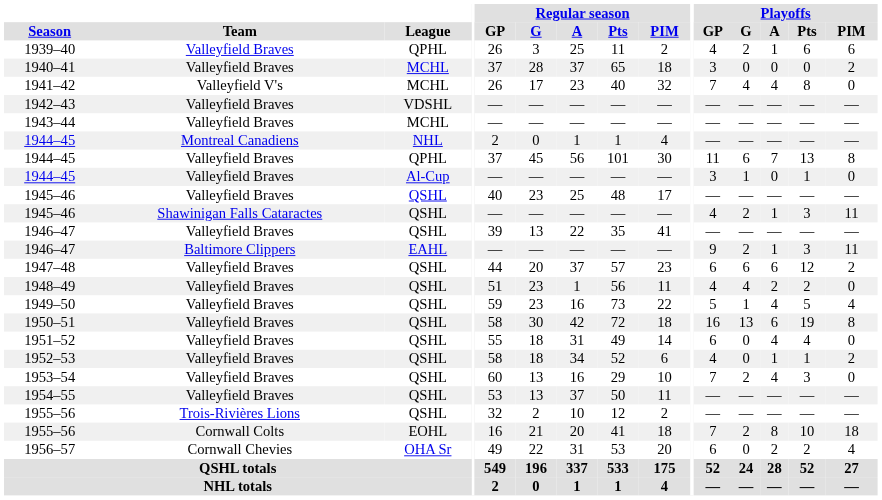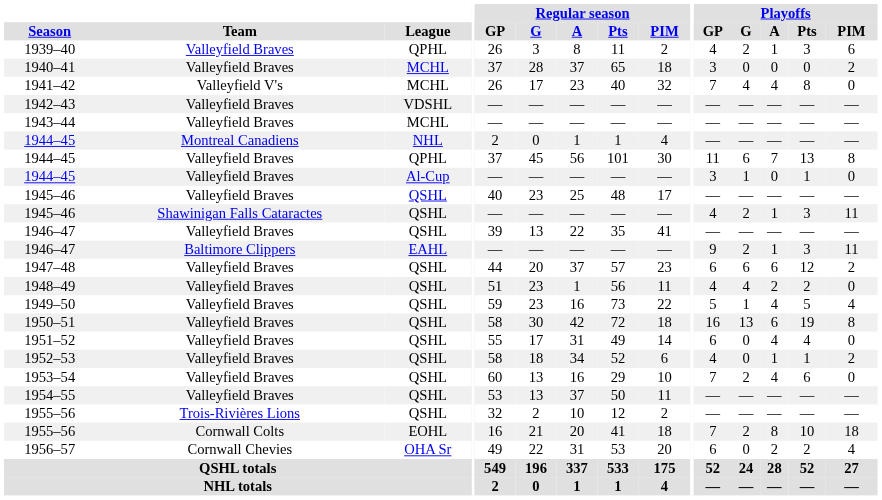(577, 49) 25 -> (577, 49) 8
(807, 49) 6 -> (807, 49) 3
(536, 340) 18 -> (536, 340) 17
(807, 377) 3 -> (807, 377) 6
